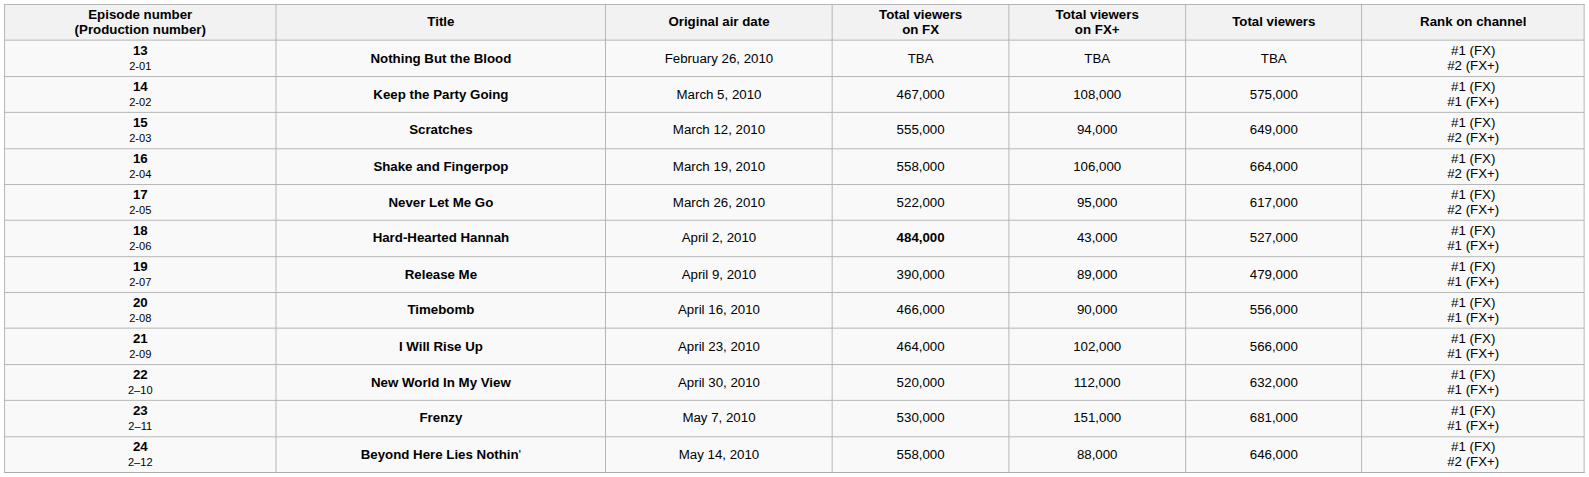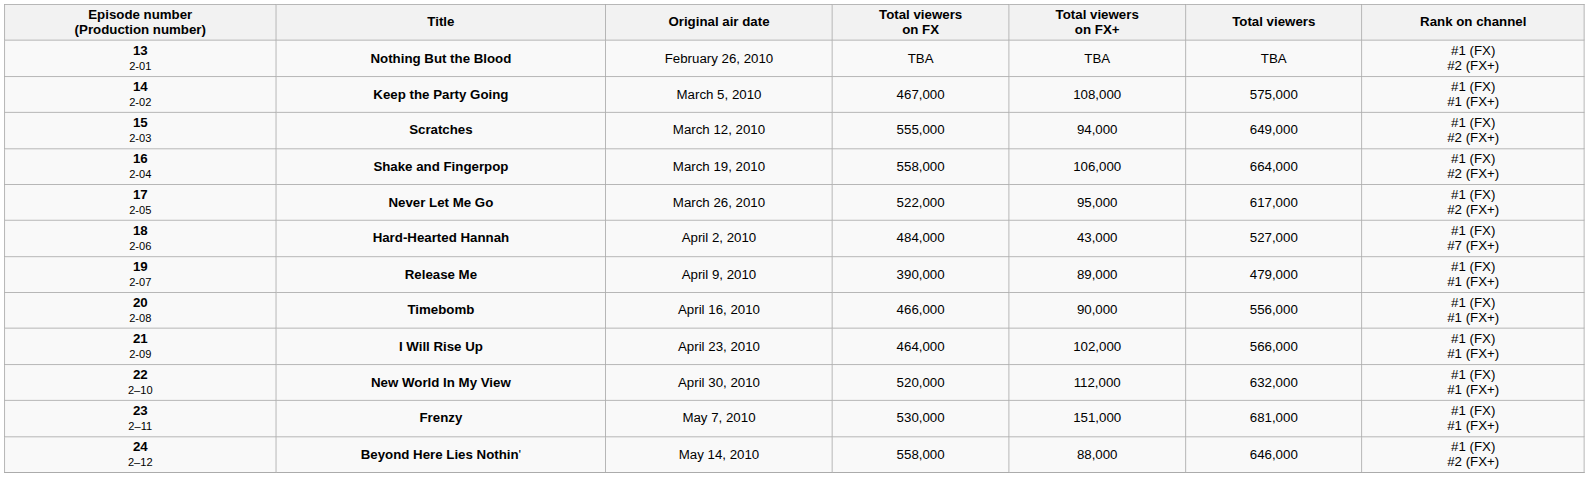(921, 238) bold -> (921, 238) normal
(1473, 238) #1 (FX) #1 (FX+) -> (1473, 238) #1 (FX) #7 (FX+)
